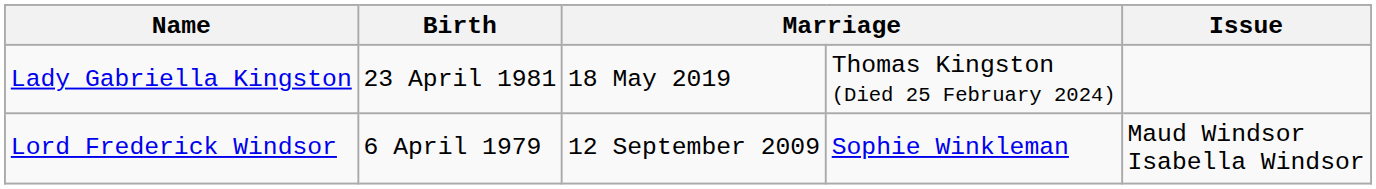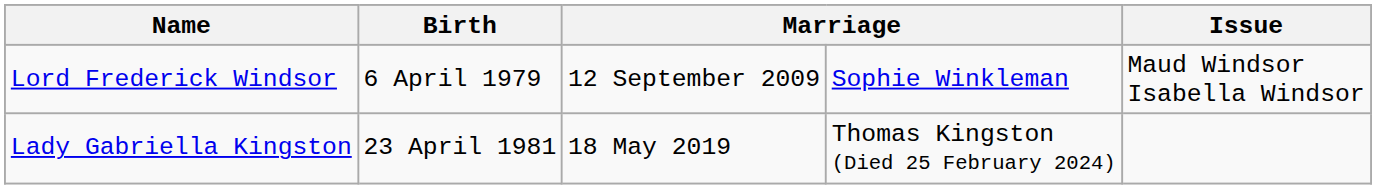rows swapped: (174, 148) <-> (181, 80)
